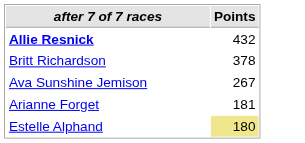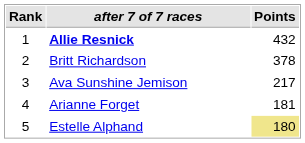+ column: (26, 16)
(244, 83) 267 -> (284, 83) 217
